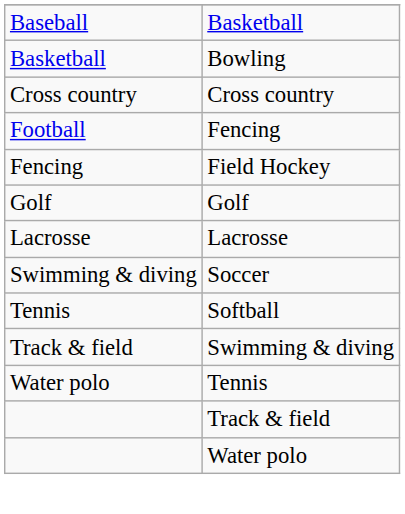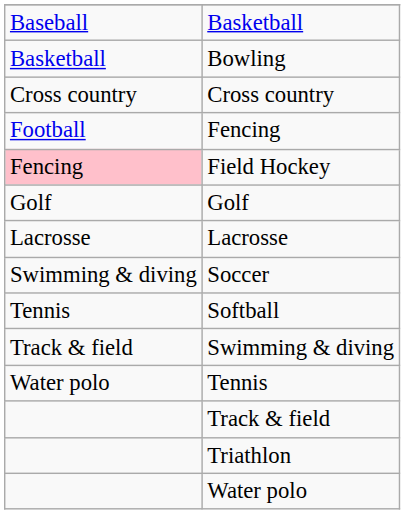(47, 166) no background -> (47, 166) pink background
+ row: (249, 454)
